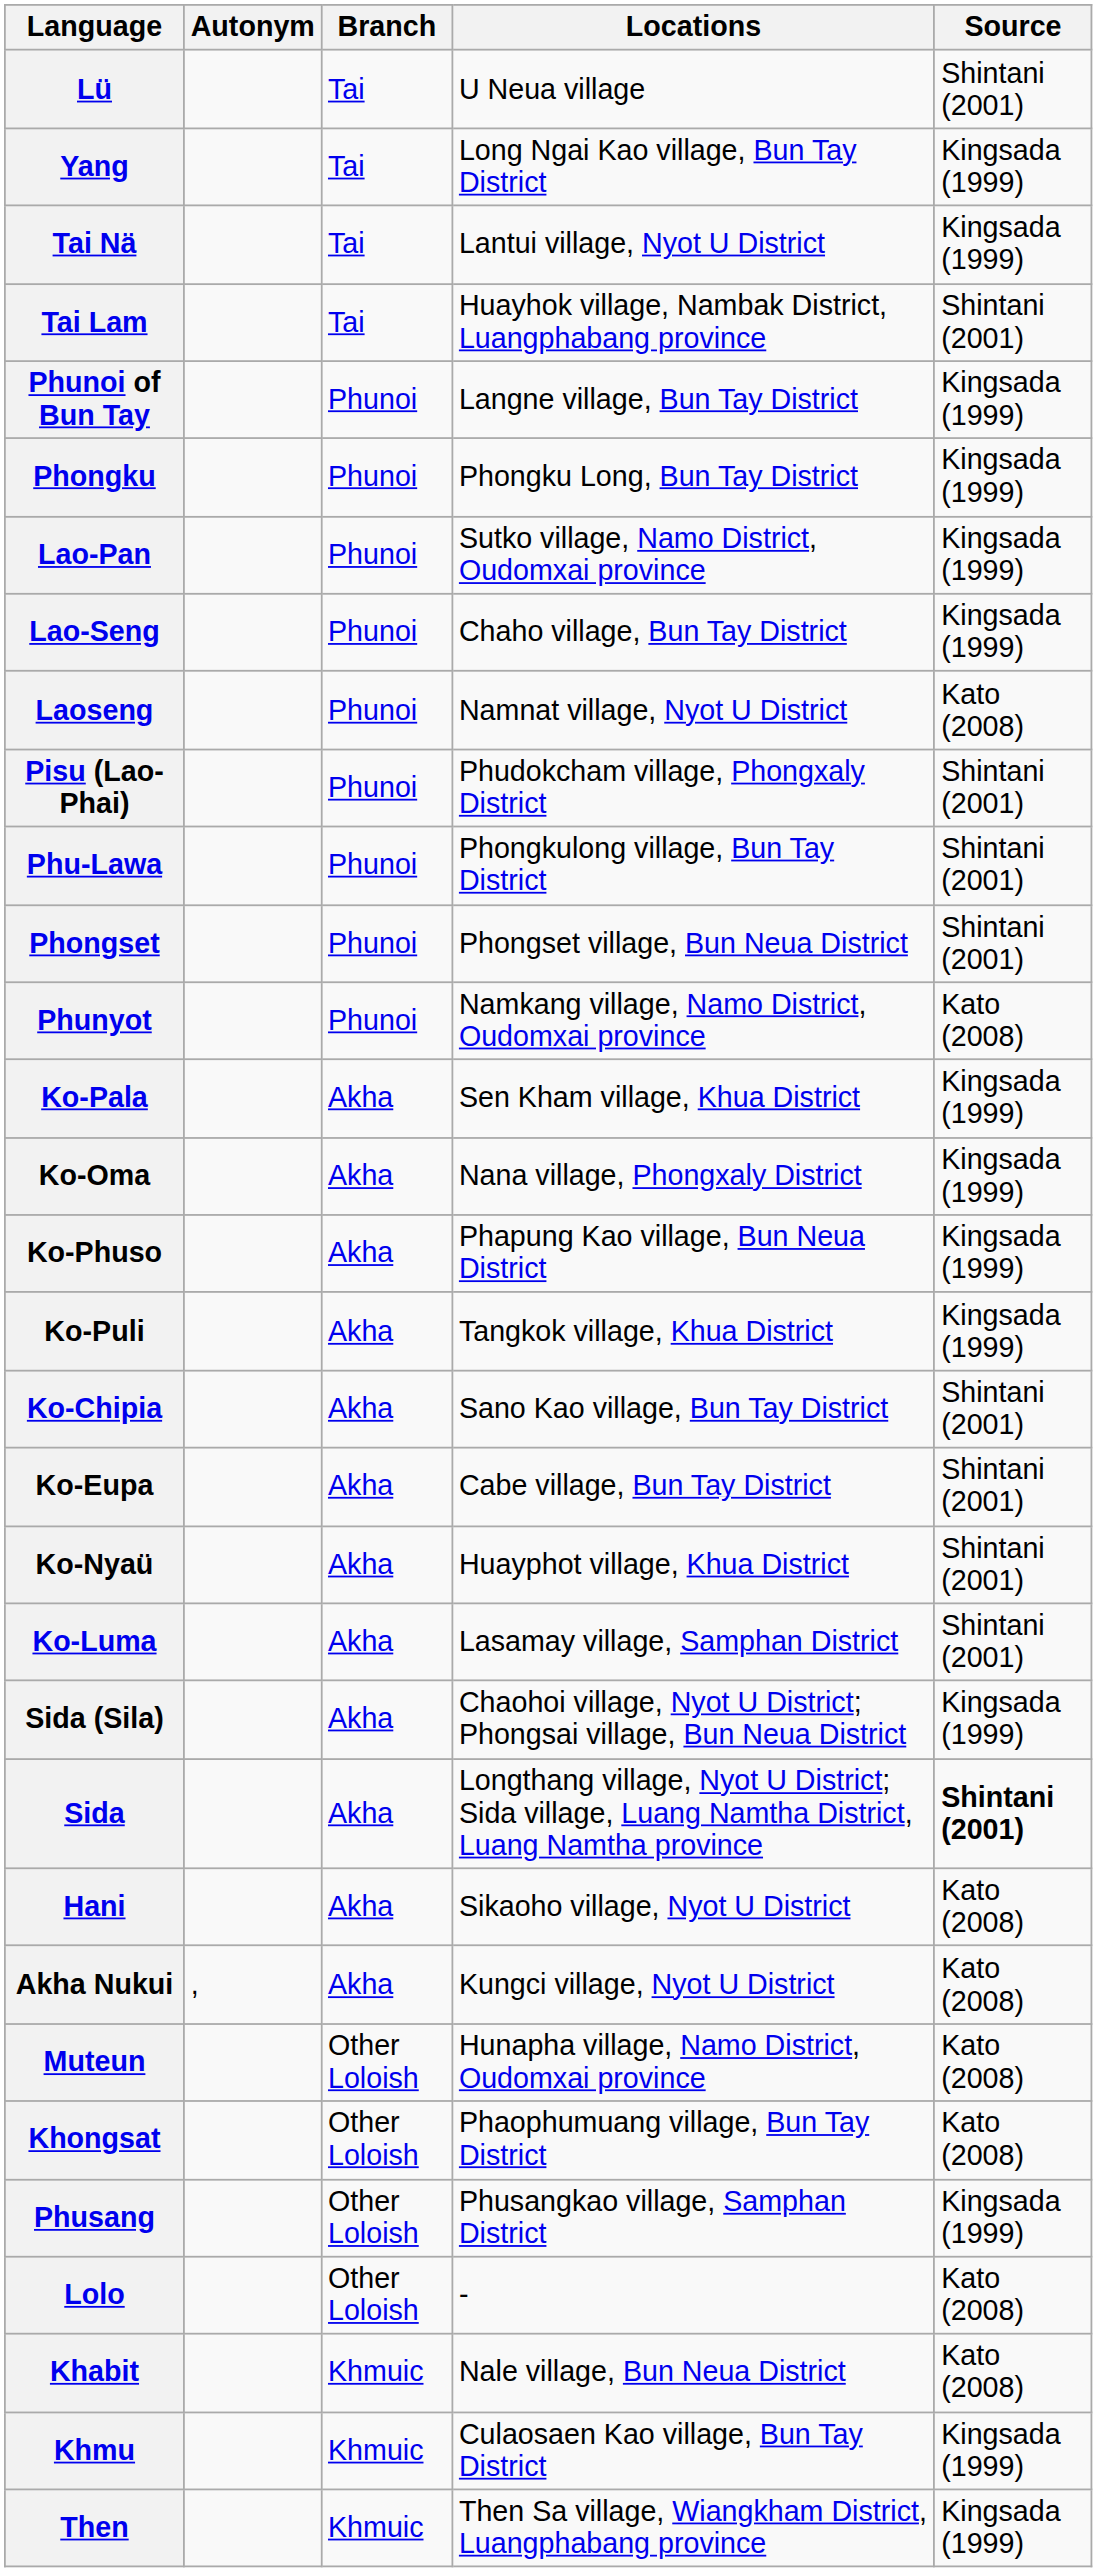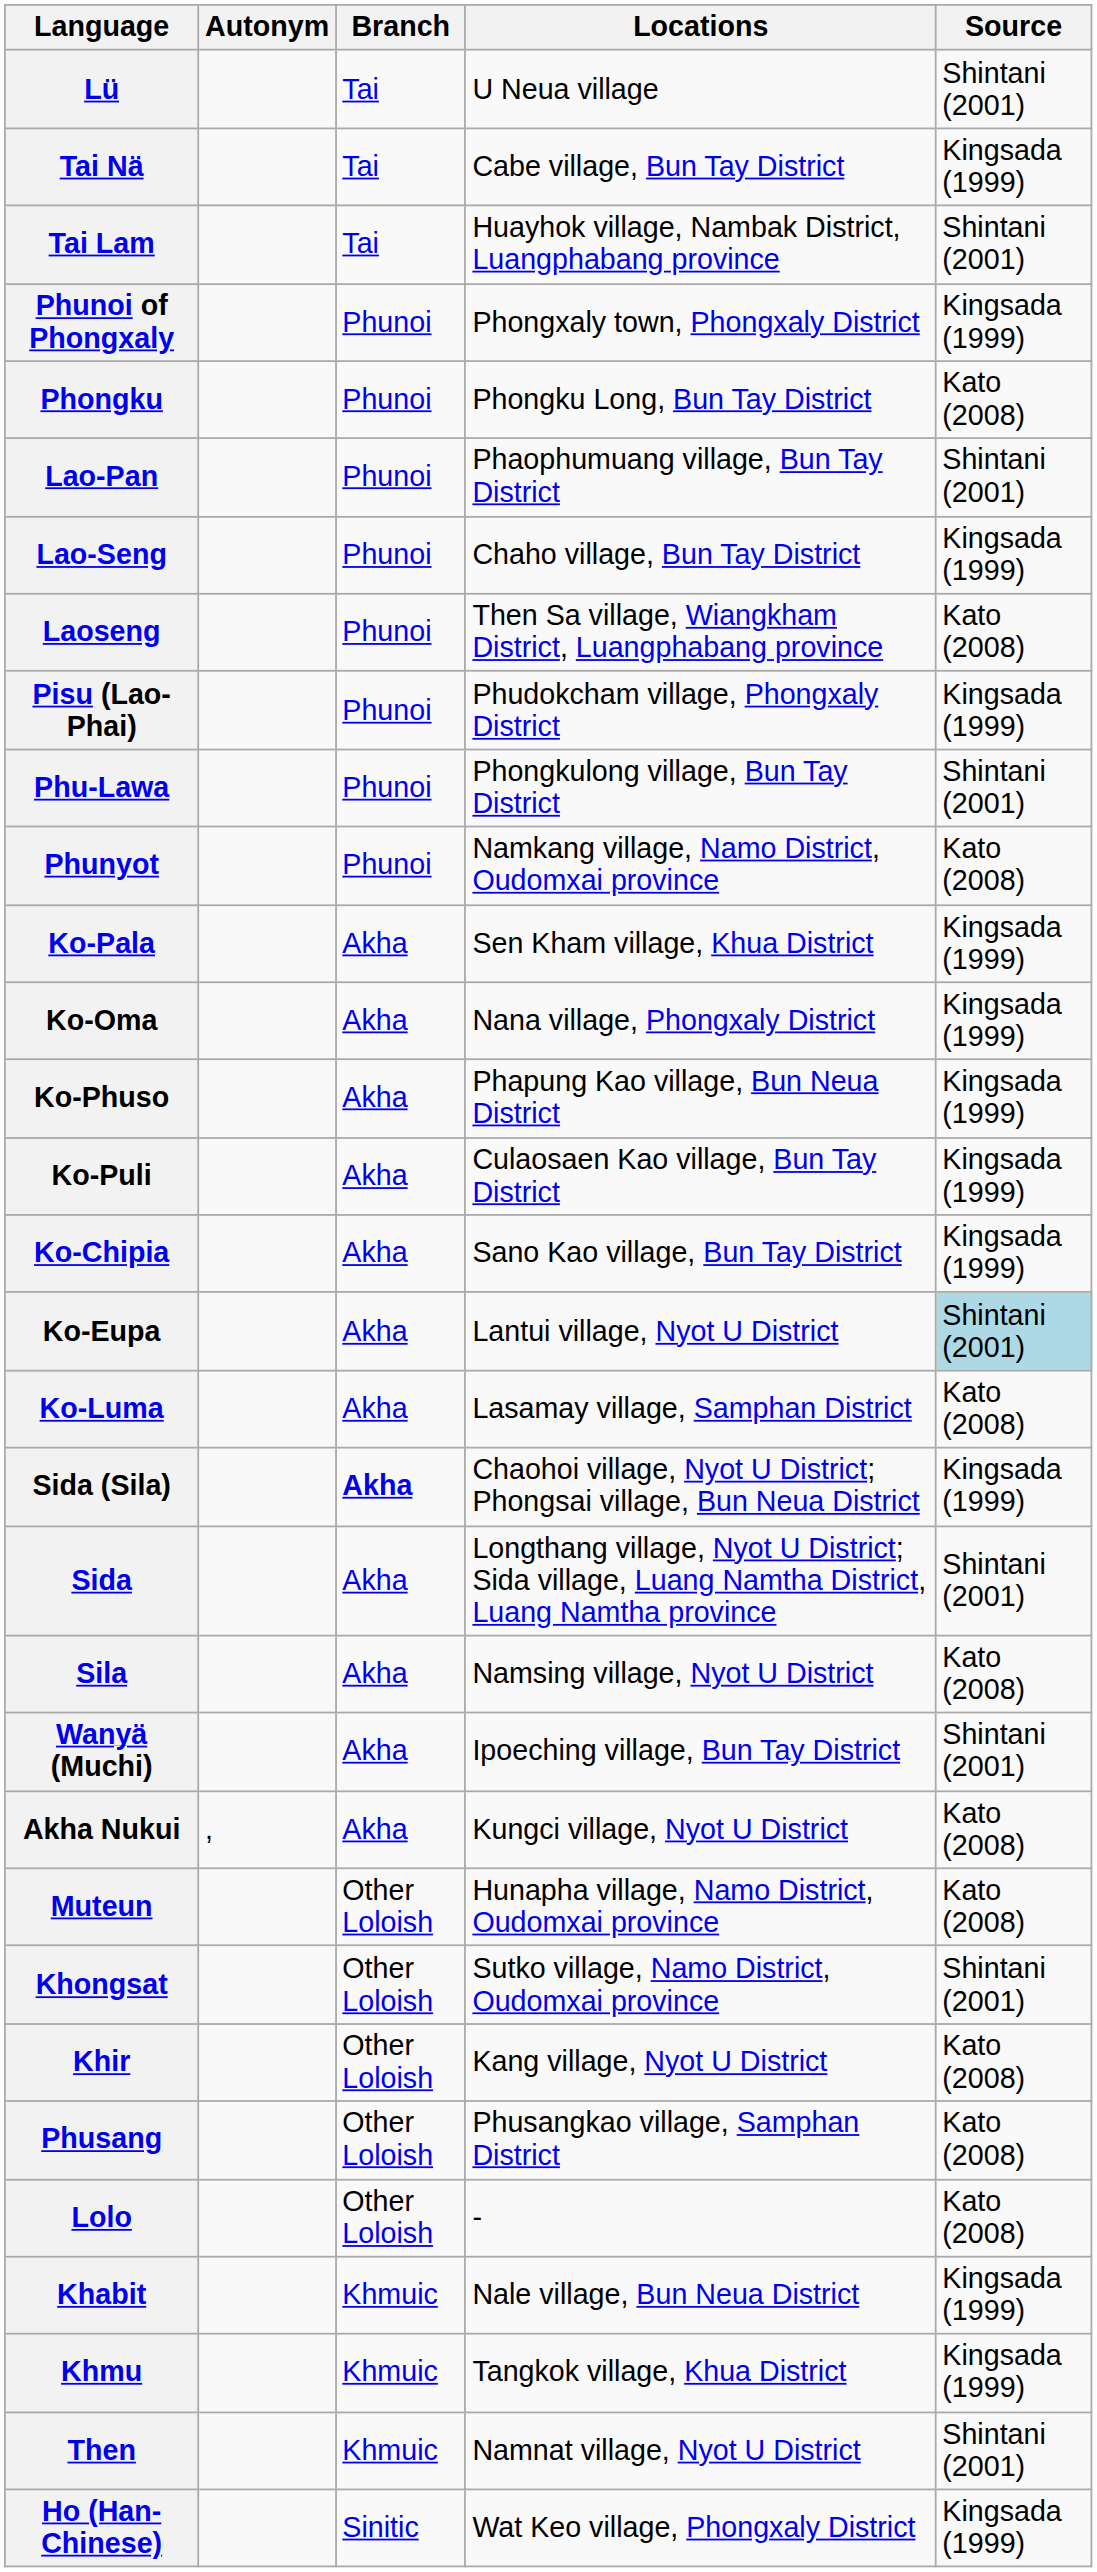- row: (94, 166)
(642, 244) Lantui village, Nyot U District -> (658, 166) Cabe village, Bun Tay District
+ row: (102, 321)
- row: (94, 399)
(1001, 476) Kingsada (1999) -> (984, 399) Kato (2008)
(638, 554) Sutko village, Namo District, Oudomxai province -> (678, 476) Phaophumuang village, Bun Tay District
(1001, 554) Kingsada (1999) -> (994, 476) Shintani (2001)
(653, 709) Namnat village, Nyot U District -> (678, 632) Then Sa village, Wiangkham District, Luangphabang province
(993, 787) Shintani (2001) -> (1002, 709) Kingsada (1999)
- row: (94, 942)
(646, 1331) Tangkok village, Khua District -> (674, 1175) Culaosaen Kao village, Bun Tay District
(993, 1408) Shintani (2001) -> (1002, 1253) Kingsada (1999)
(645, 1486) Cabe village, Bun Tay District -> (655, 1331) Lantui village, Nyot U District
(993, 1486) no background -> (994, 1331) lightblue background
- row: (94, 1563)
(993, 1641) Shintani (2001) -> (984, 1408) Kato (2008)
(361, 1719) normal -> (377, 1486) bold
(998, 1812) bold -> (994, 1580) normal
+ row: (102, 1673)
+ row: (102, 1751)
- row: (94, 1906)
(664, 2139) Phaophumuang village, Bun Tay District -> (651, 1984) Sutko village, Namo District, Oudomxai province
(983, 2139) Kato (2008) -> (994, 1984) Shintani (2001)
+ row: (102, 2061)
(1001, 2217) Kingsada (1999) -> (984, 2139) Kato (2008)
(983, 2372) Kato (2008) -> (1002, 2294) Kingsada (1999)
(661, 2450) Culaosaen Kao village, Bun Tay District -> (659, 2372) Tangkok village, Khua District
(693, 2527) Then Sa village, Wiangkham District, Luangphabang province -> (667, 2450) Namnat village, Nyot U District
(1001, 2527) Kingsada (1999) -> (994, 2450) Shintani (2001)
+ row: (102, 2527)
